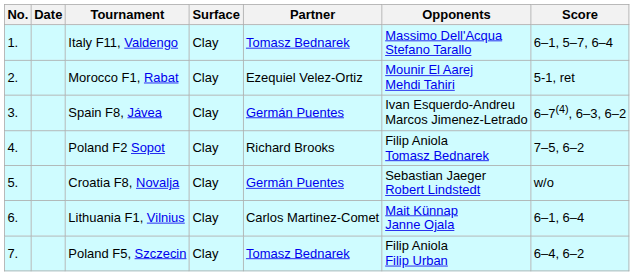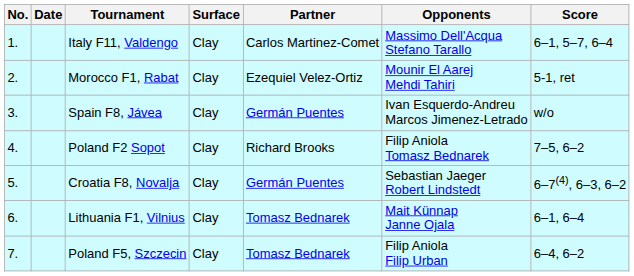(298, 42) Tomasz Bednarek -> (313, 42) Carlos Martinez-Comet
(580, 112) 6–7(4), 6–3, 6–2 -> (544, 112) w/o
(544, 183) w/o -> (580, 183) 6–7(4), 6–3, 6–2
(313, 218) Carlos Martinez-Comet -> (298, 218) Tomasz Bednarek
